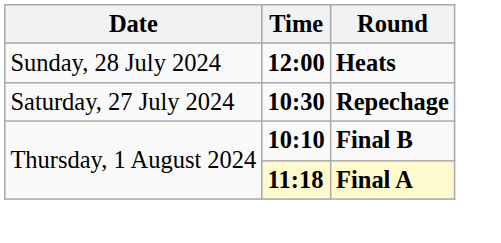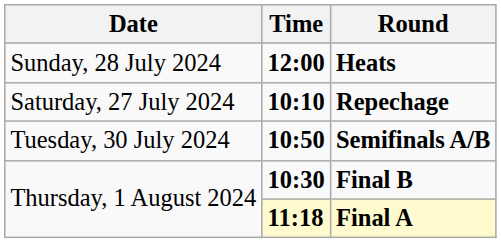(296, 101) 10:30 -> (296, 101) 10:10
+ row: (413, 140)
(296, 140) 10:10 -> (296, 179) 10:30
